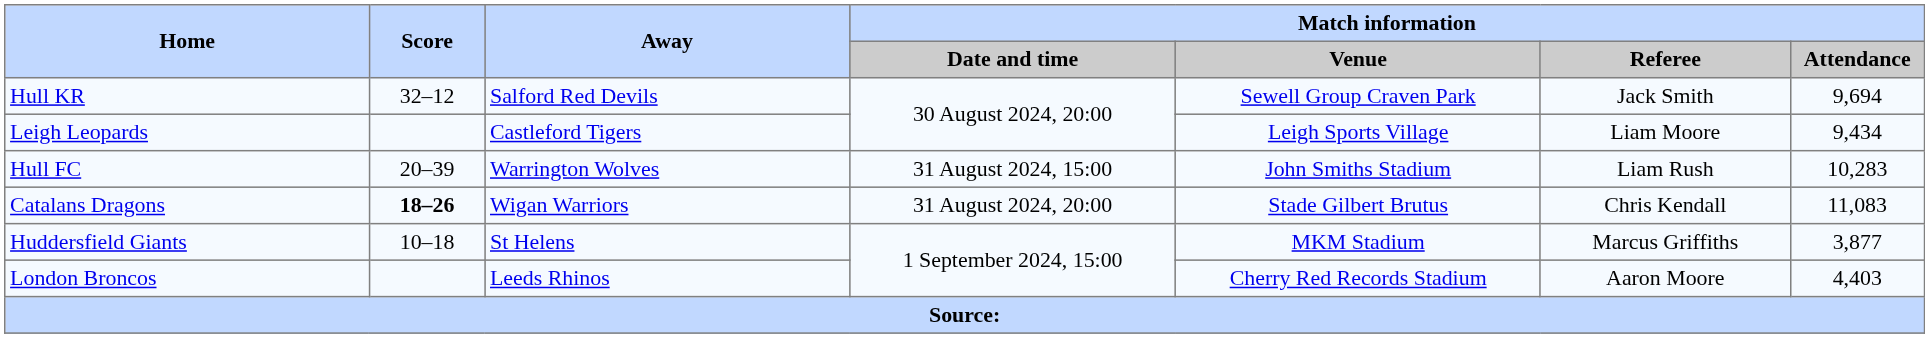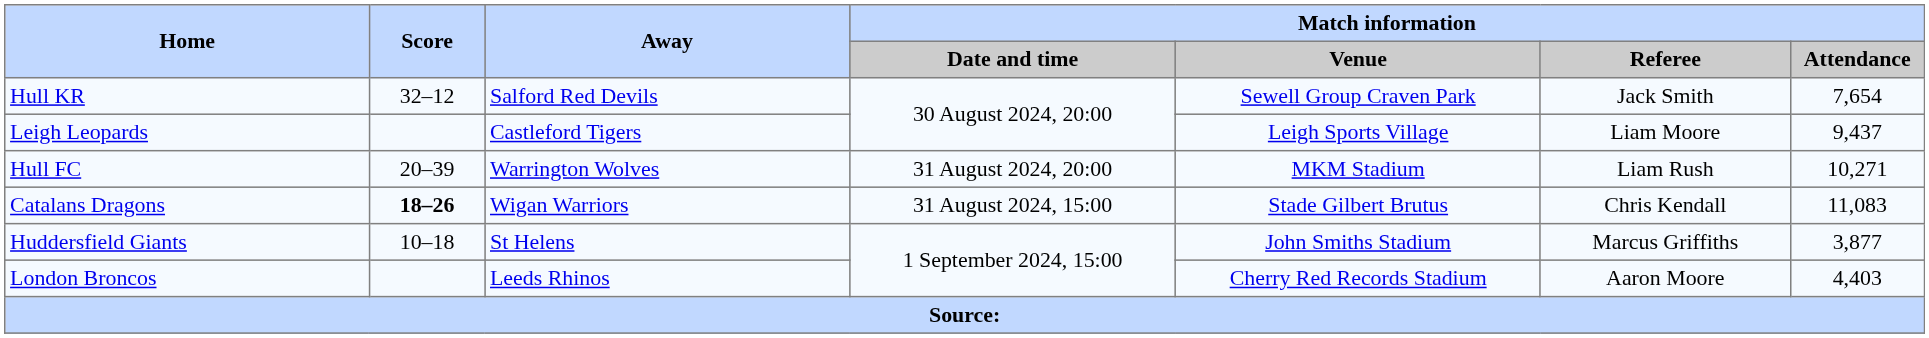(1857, 95) 9,694 -> (1857, 95) 7,654
(1857, 132) 9,434 -> (1857, 132) 9,437
(1013, 168) 31 August 2024, 15:00 -> (1013, 168) 31 August 2024, 20:00
(1358, 168) John Smiths Stadium -> (1358, 168) MKM Stadium
(1857, 168) 10,283 -> (1857, 168) 10,271
(1013, 205) 31 August 2024, 20:00 -> (1013, 205) 31 August 2024, 15:00
(1358, 241) MKM Stadium -> (1358, 241) John Smiths Stadium
